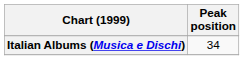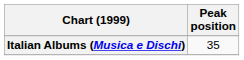(213, 45) 34 -> (213, 45) 35
